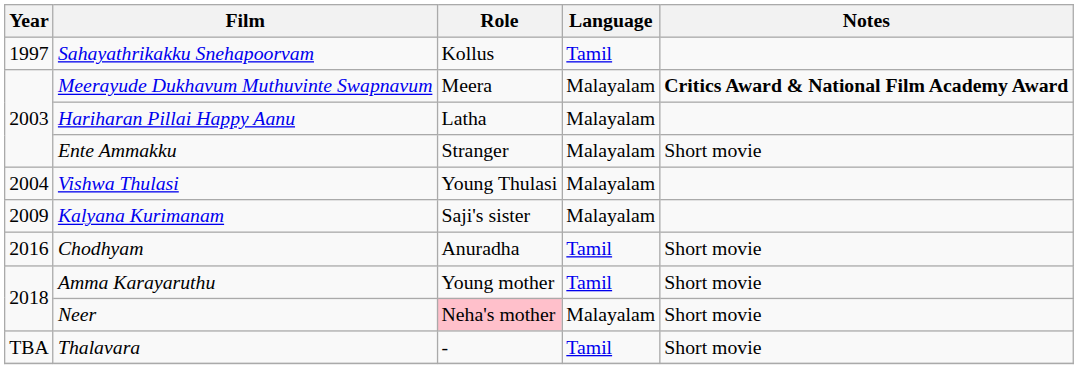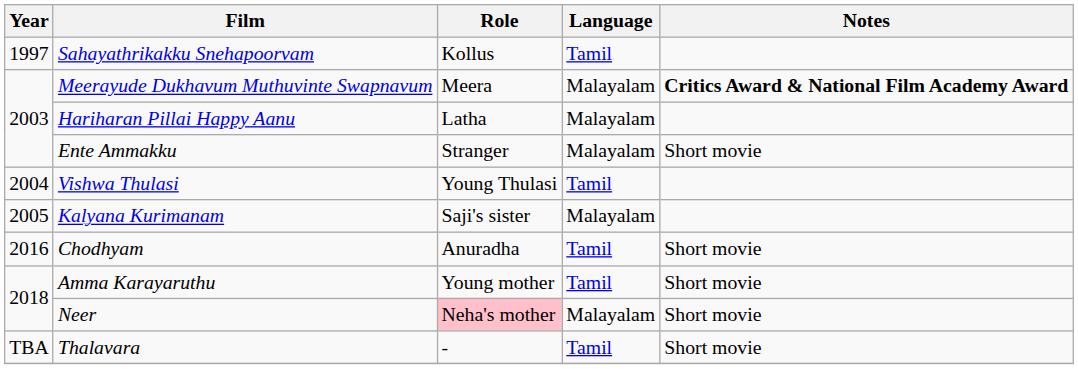(611, 183) Malayalam -> (589, 183) Tamil
(29, 216) 2009 -> (29, 216) 2005
